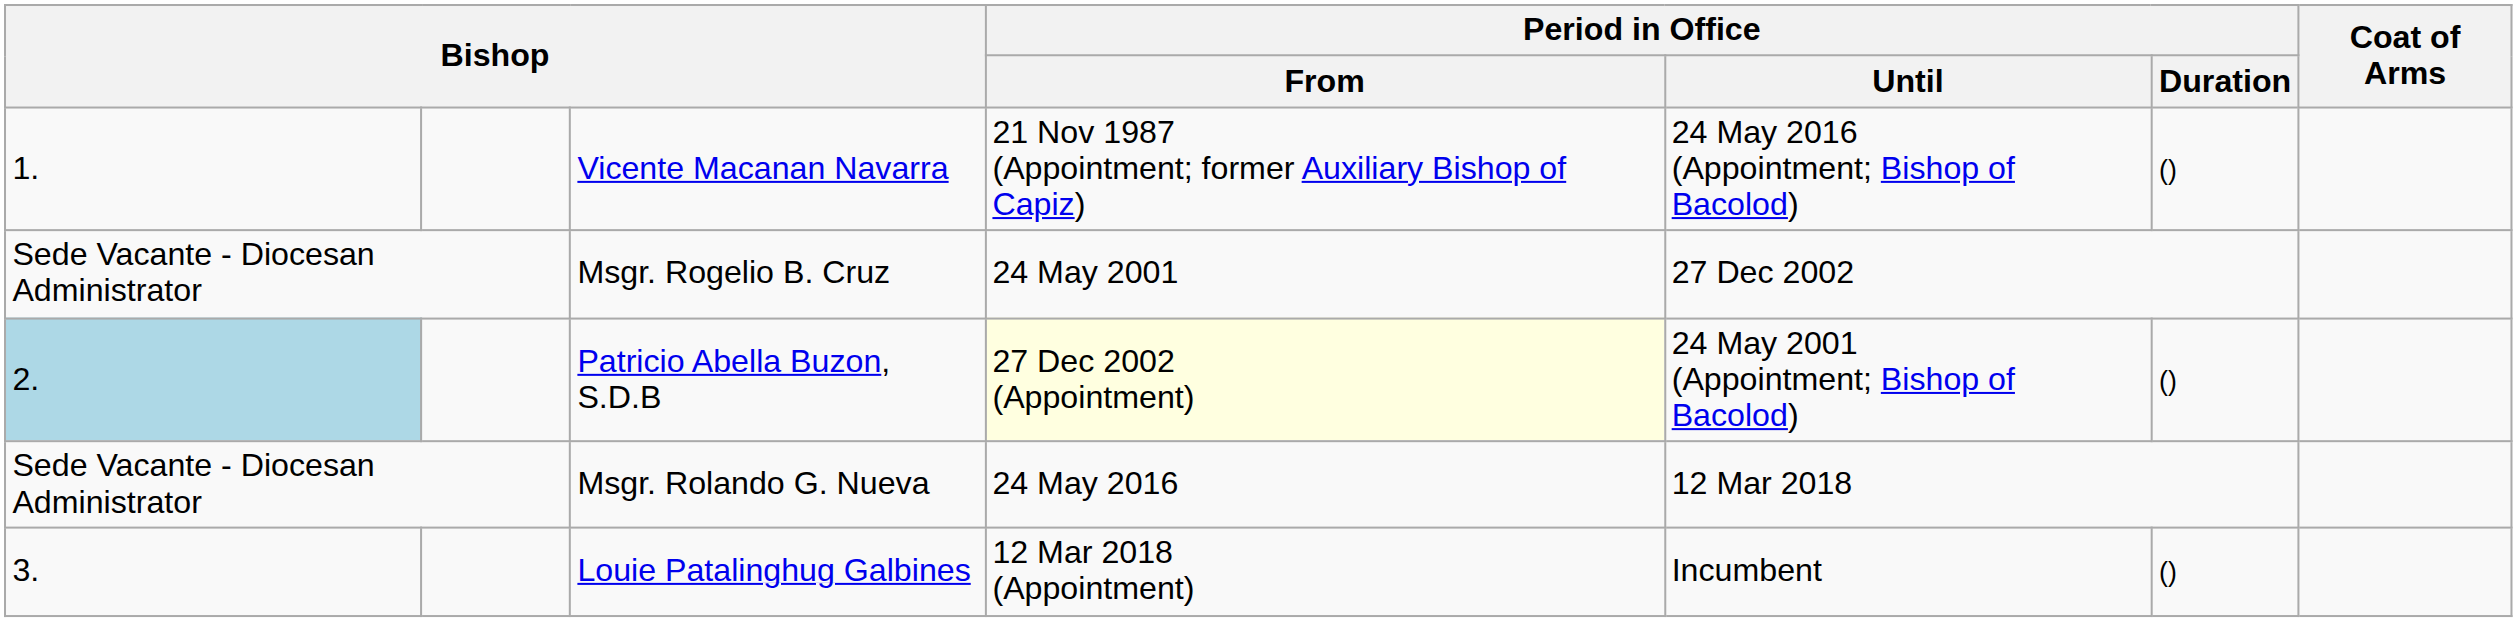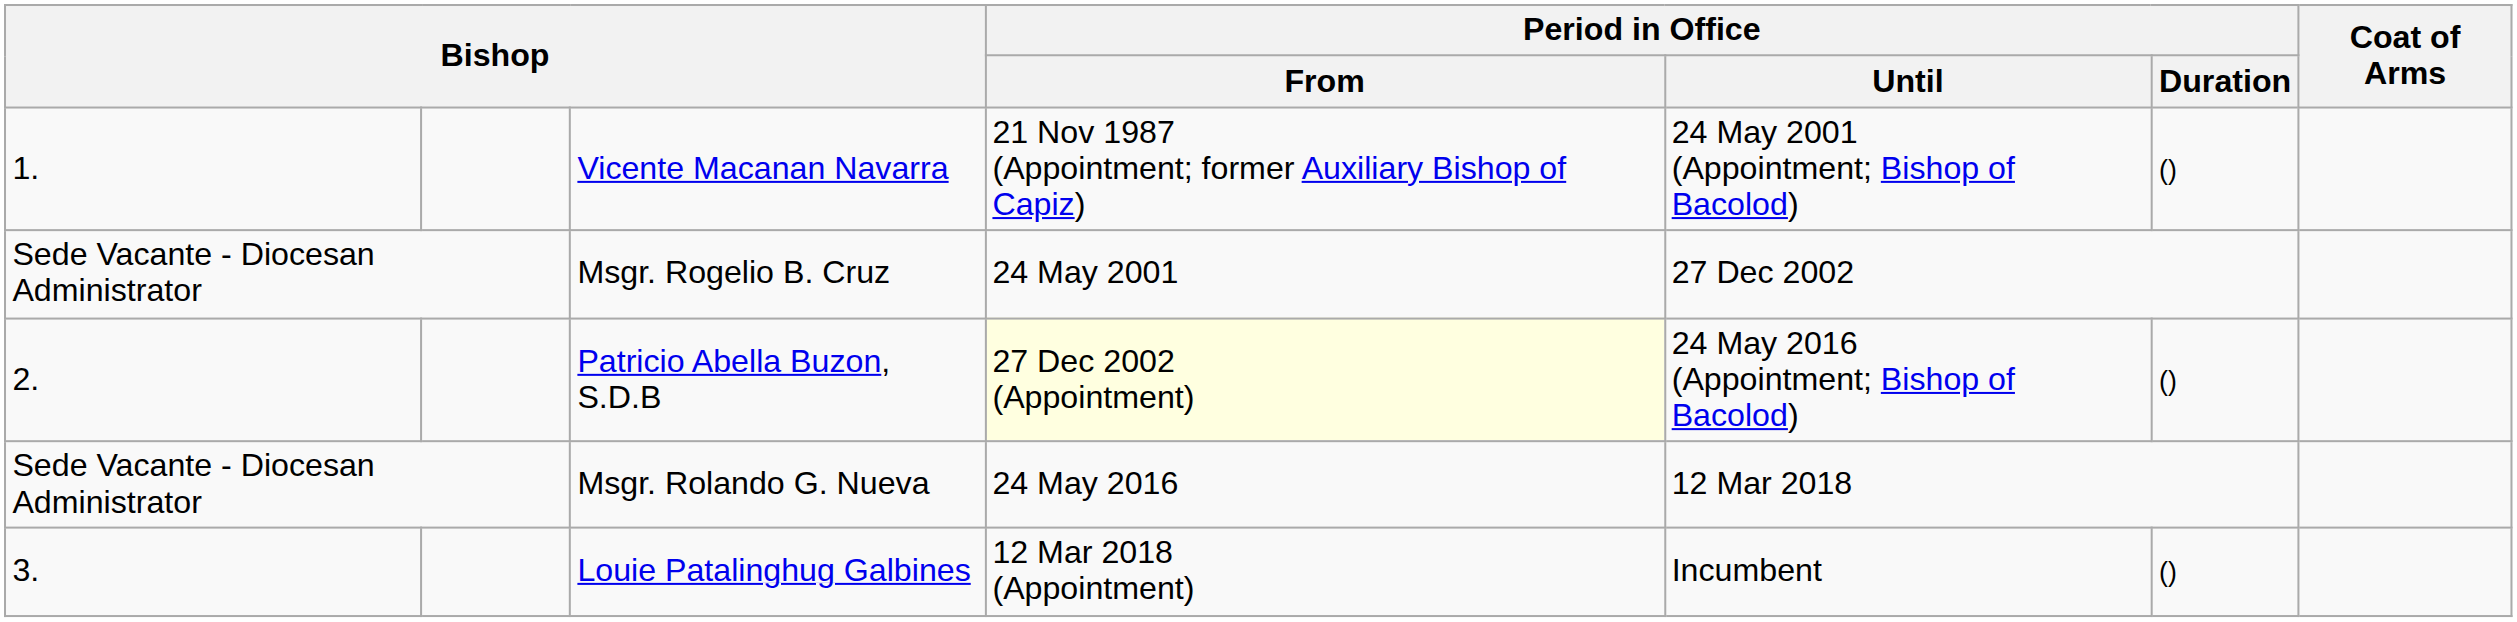(1843, 168) 24 May 2016 (Appointment; Bishop of Bacolod) -> (1843, 168) 24 May 2001 (Appointment; Bishop of Bacolod)
(26, 378) lightblue background -> (26, 378) no background
(1843, 378) 24 May 2001 (Appointment; Bishop of Bacolod) -> (1843, 378) 24 May 2016 (Appointment; Bishop of Bacolod)
